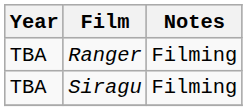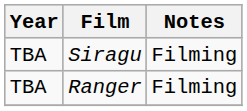rows swapped: (105, 55) <-> (105, 88)
